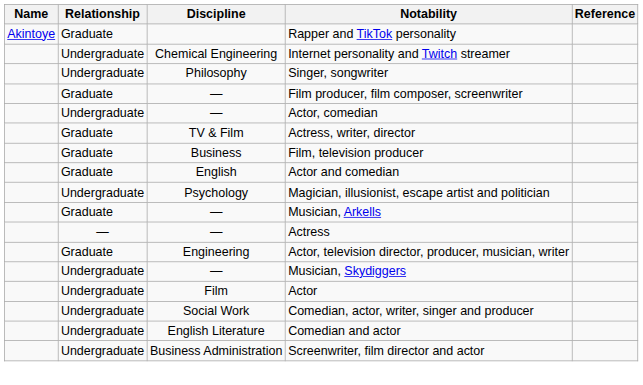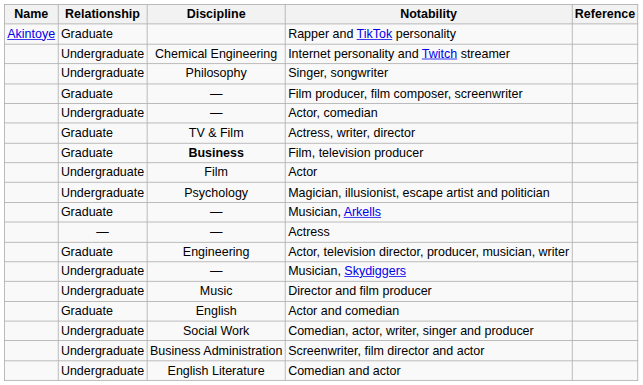(216, 152) normal -> (216, 152) bold
rows swapped: (303, 291) <-> (344, 172)
+ row: (360, 291)
rows swapped: (386, 350) <-> (344, 331)
